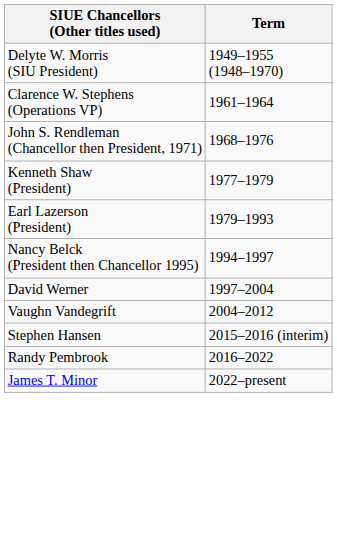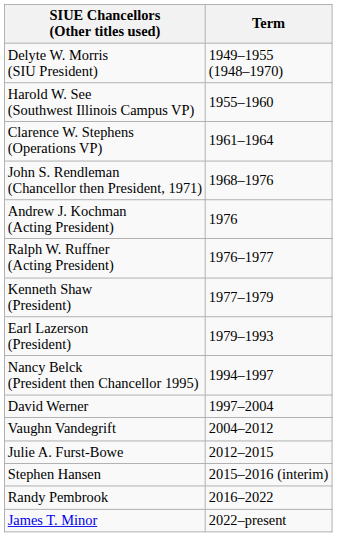+ row: (101, 102)
+ row: (67, 219)
+ row: (61, 258)
+ row: (66, 451)
